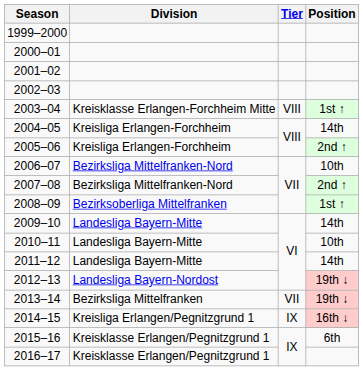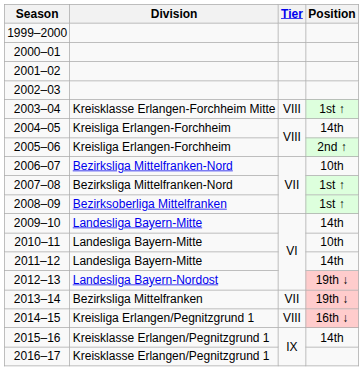(332, 185) 2nd ↑ -> (332, 185) 1st ↑
(292, 318) IX -> (292, 318) VIII
(332, 337) 6th -> (332, 337) 14th
